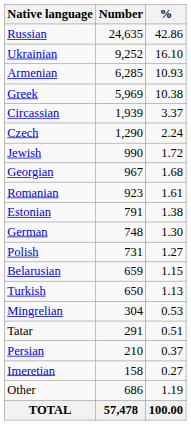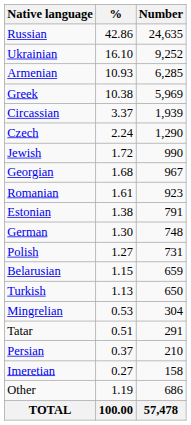columns swapped: (121, 14) <-> (166, 14)
